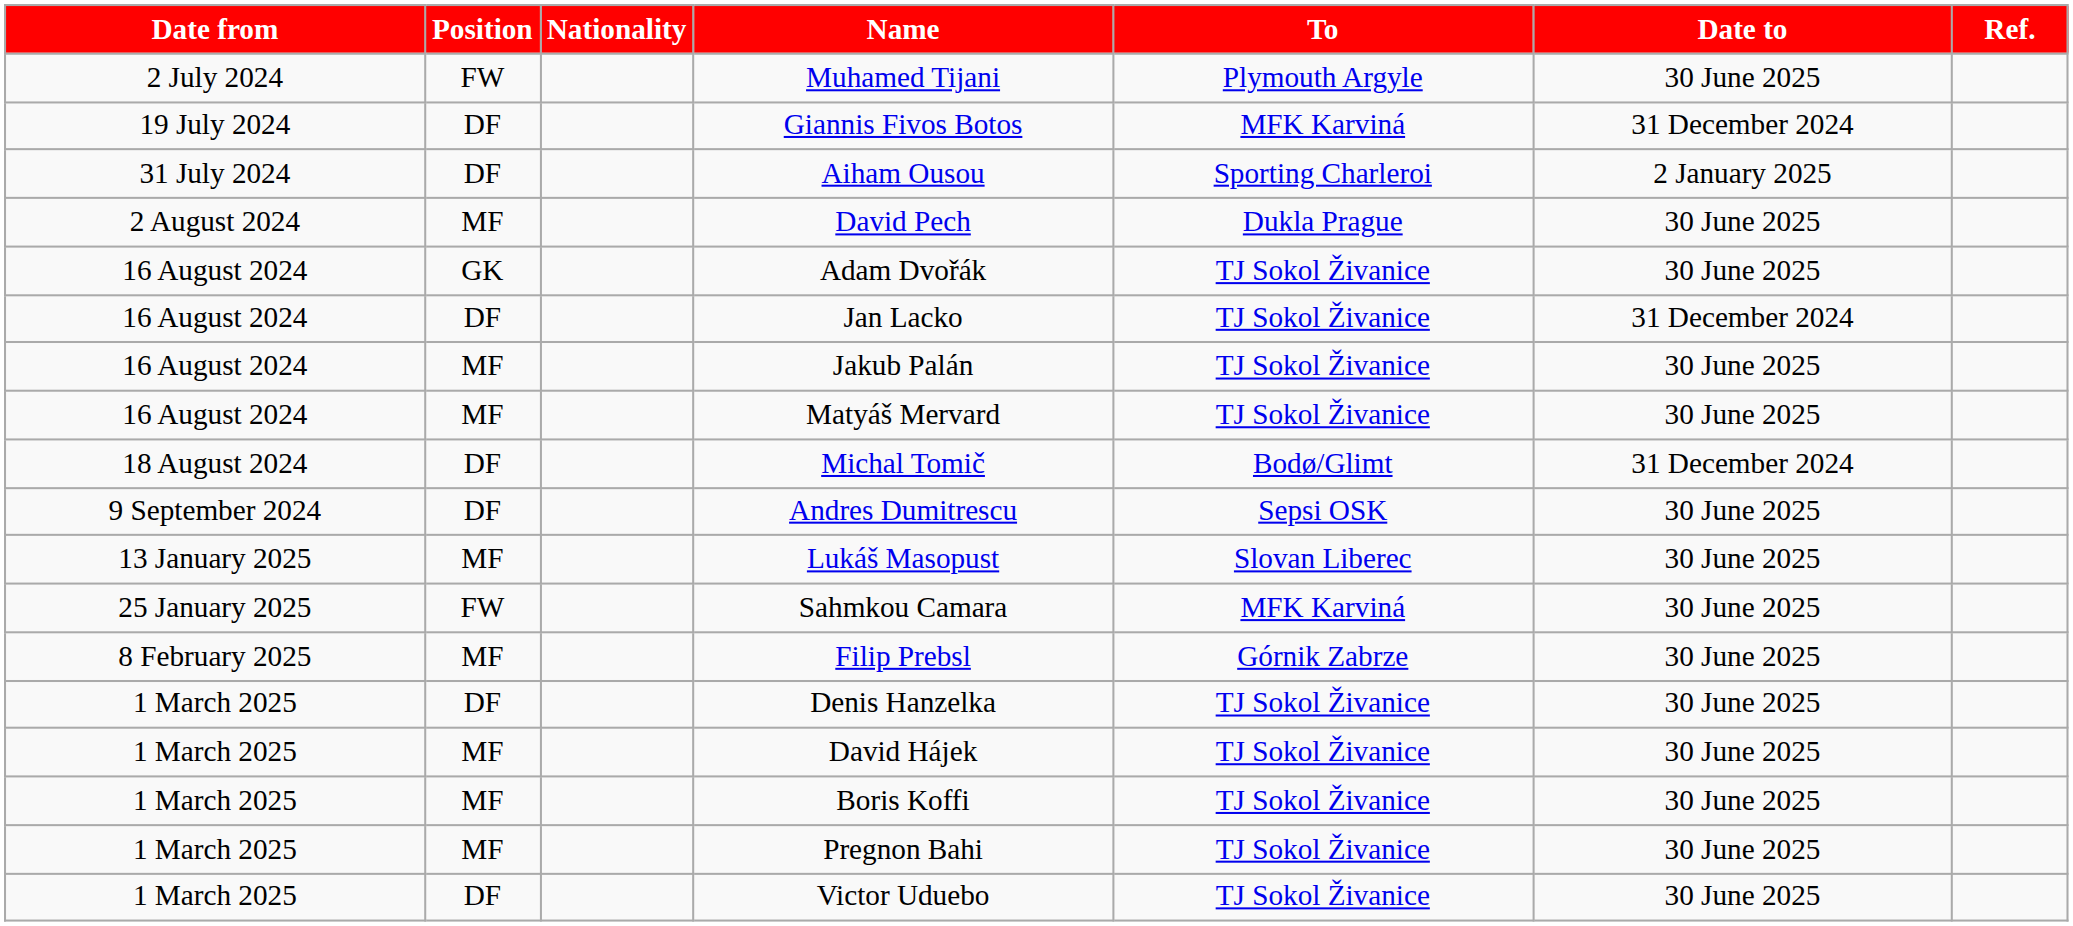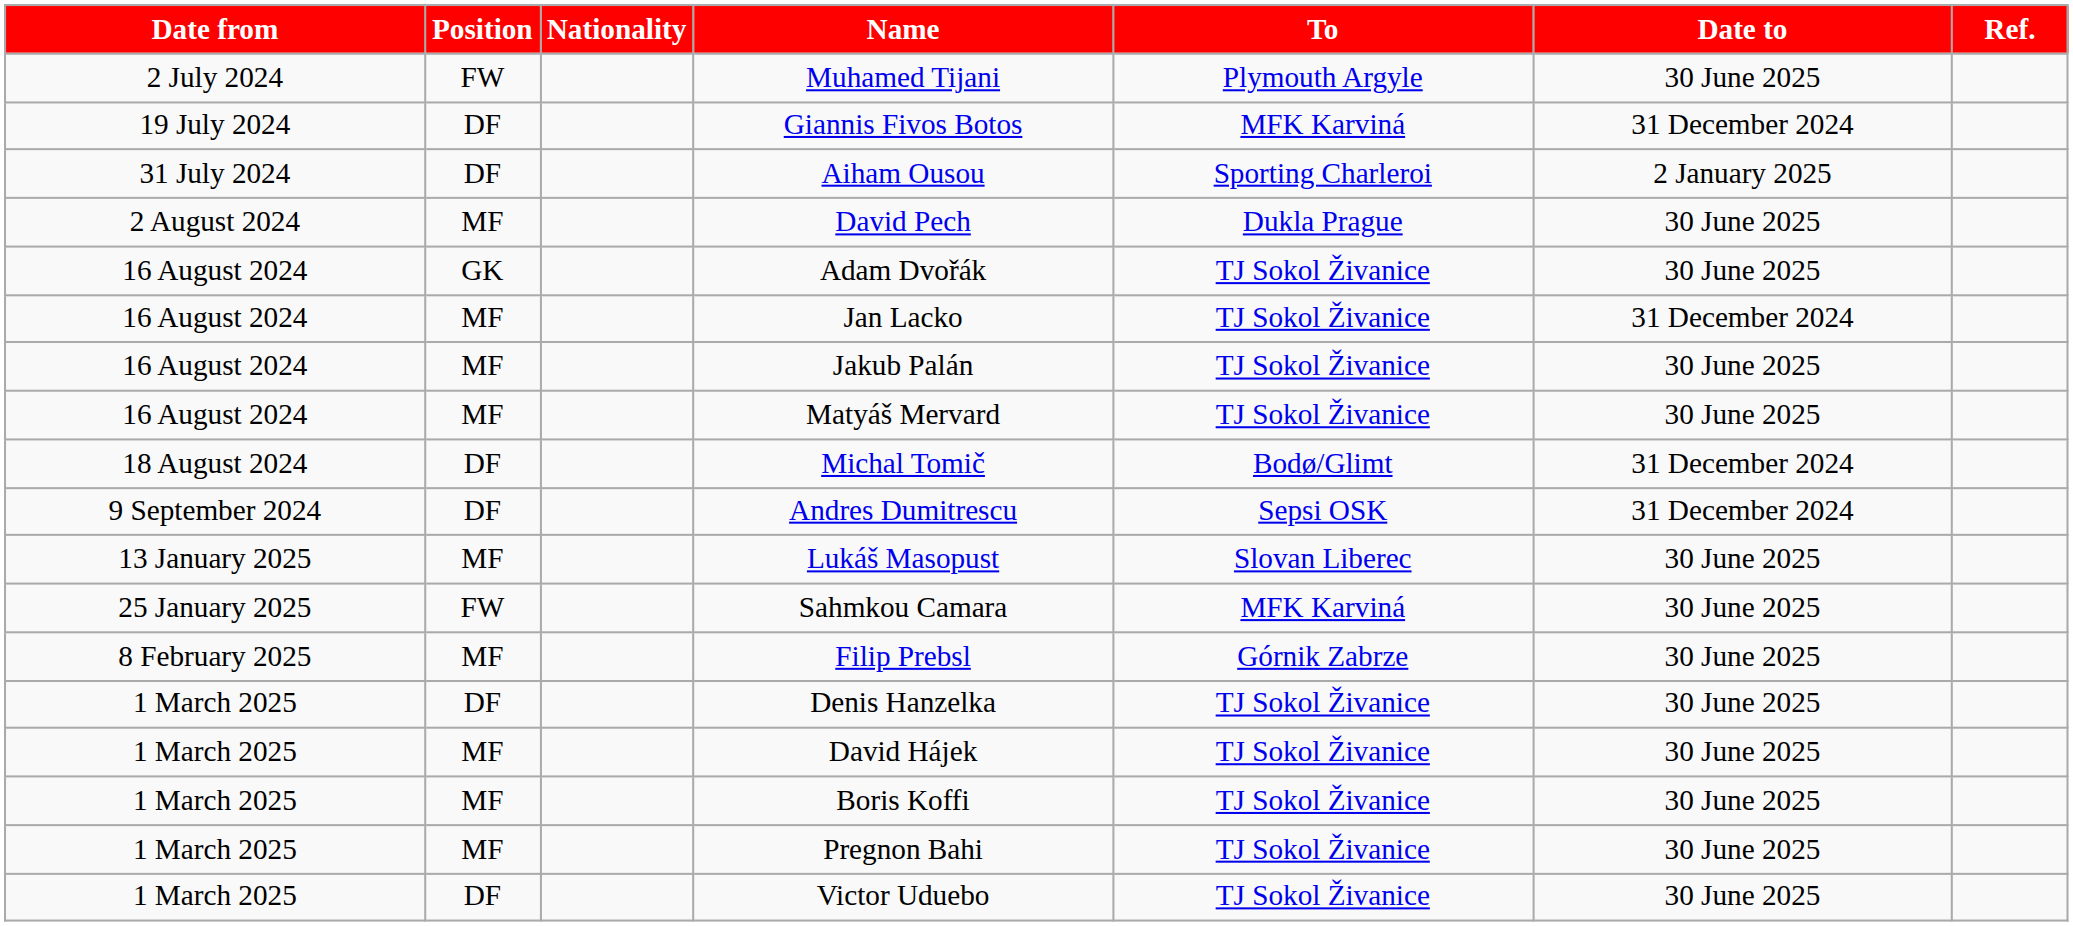(482, 318) DF -> (482, 318) MF
(1742, 511) 30 June 2025 -> (1742, 511) 31 December 2024
